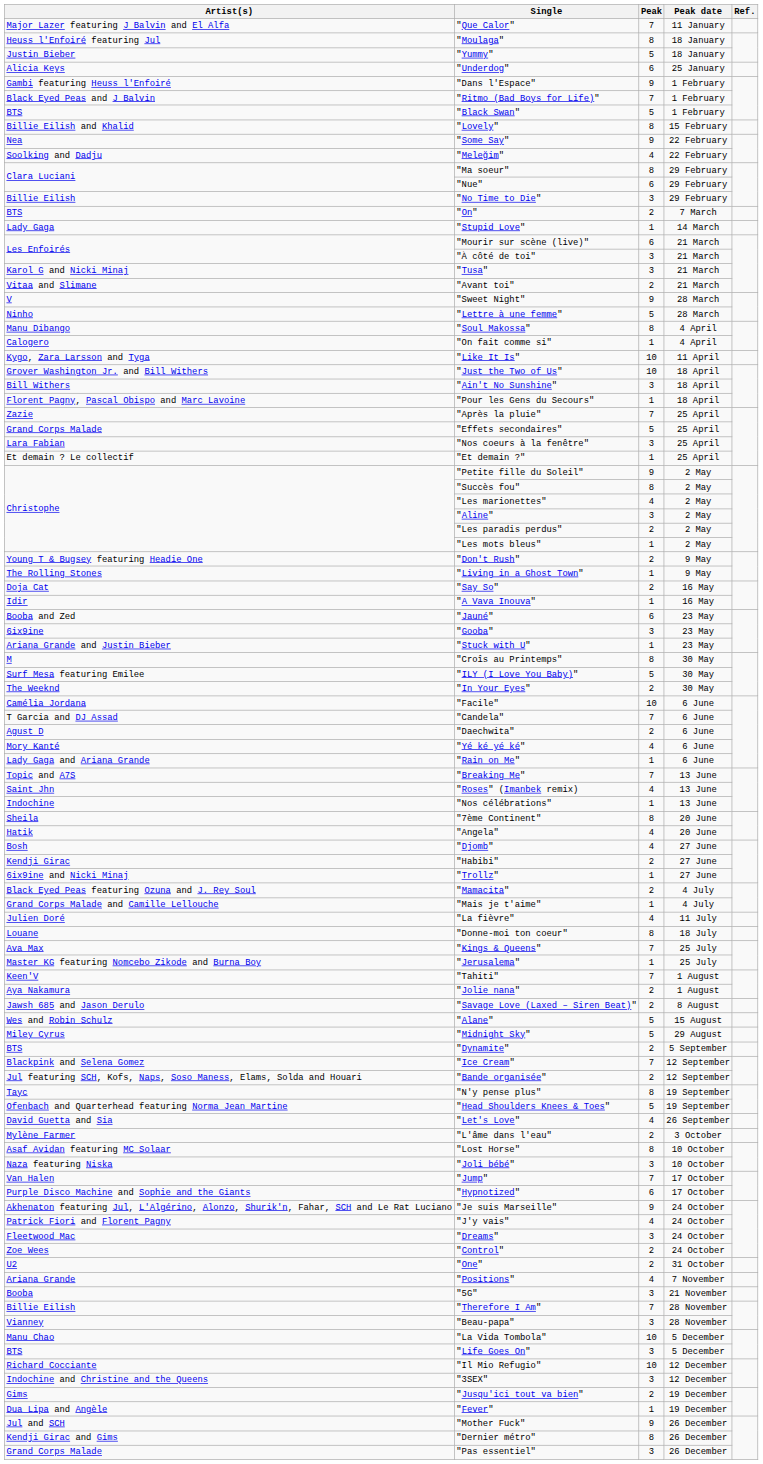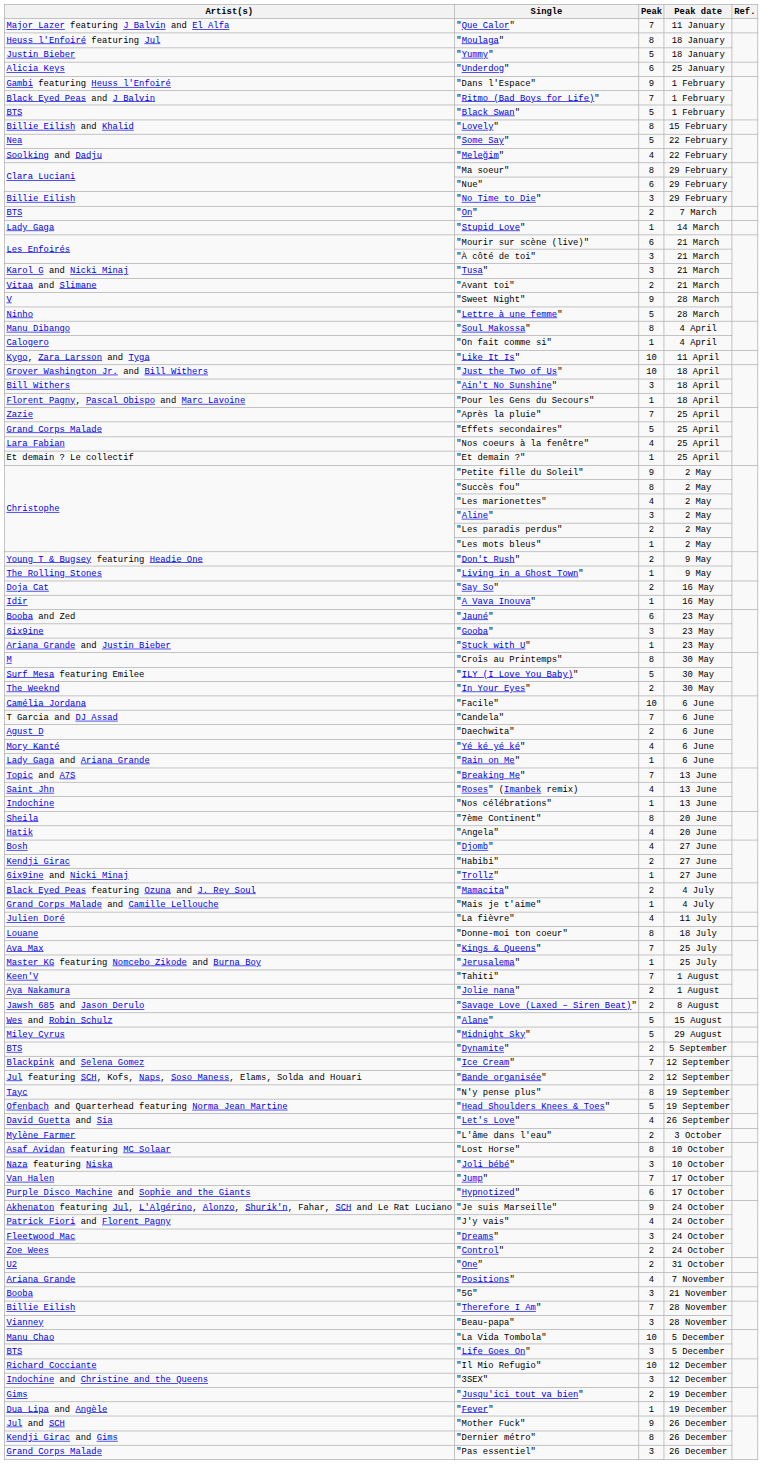(652, 141) 9 -> (652, 141) 5
(652, 444) 3 -> (652, 444) 4
